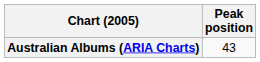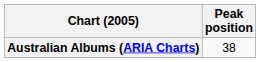(229, 47) 43 -> (229, 47) 38
